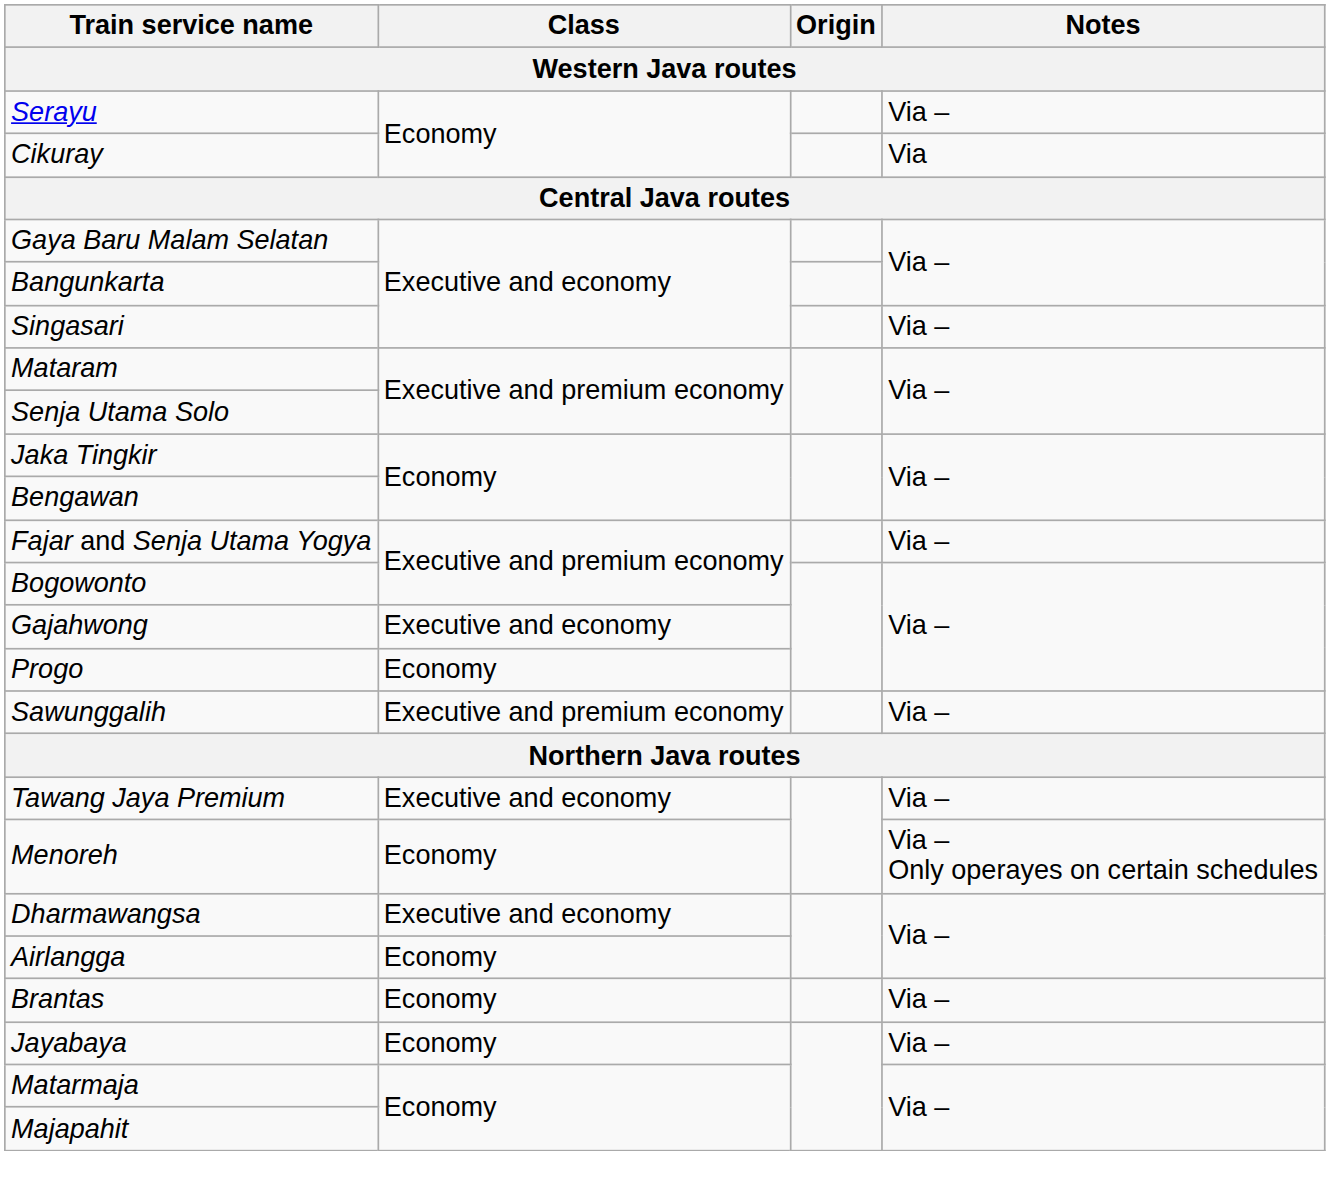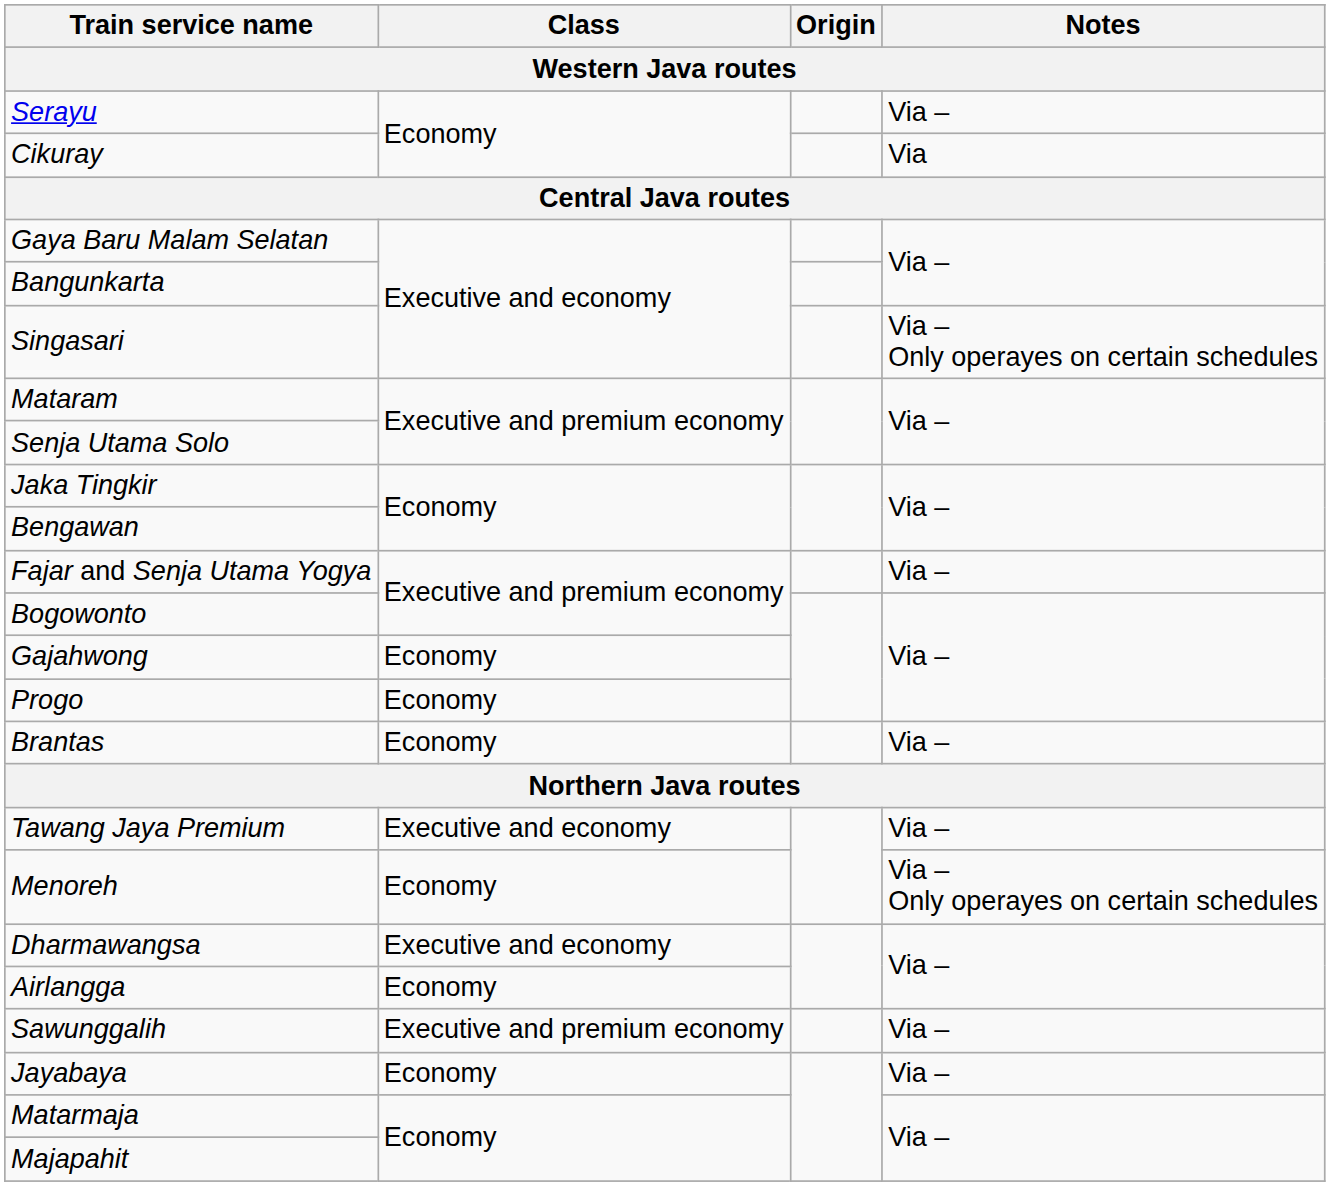(919, 326) Via – -> (1103, 341) Via – Only operayes on certain schedules
(527, 626) Executive and economy -> (440, 656) Economy
rows swapped: (89, 712) <-> (58, 999)
